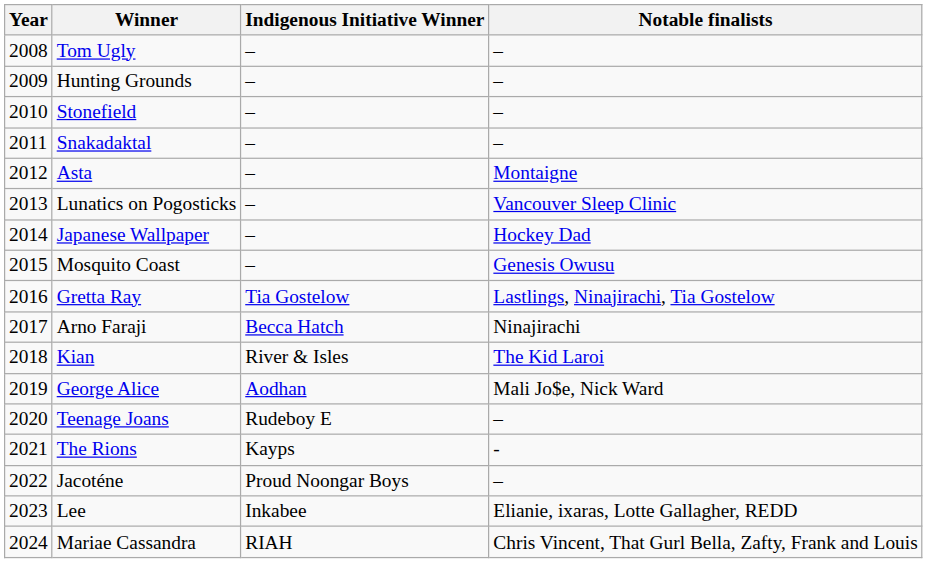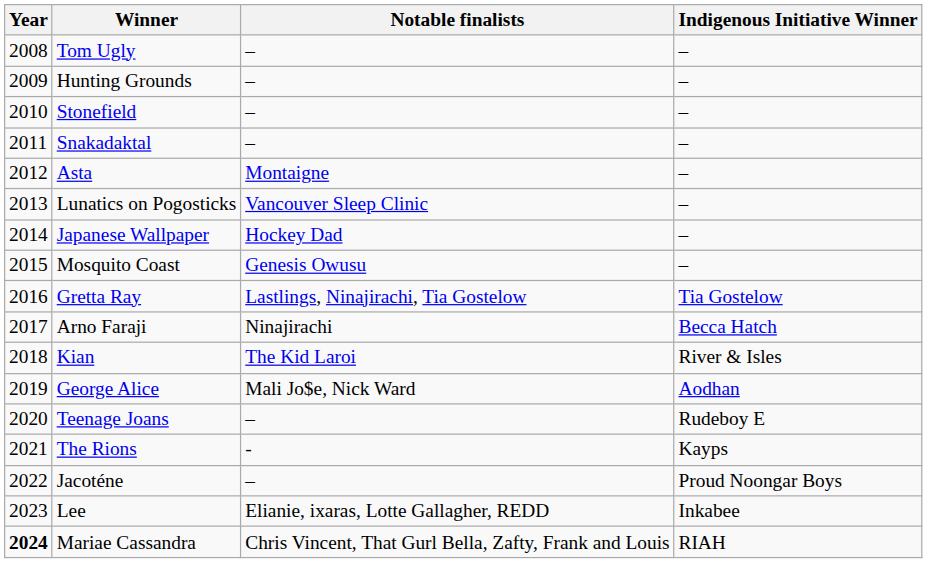columns swapped: (706, 19) <-> (365, 19)
(28, 541) normal -> (28, 541) bold
